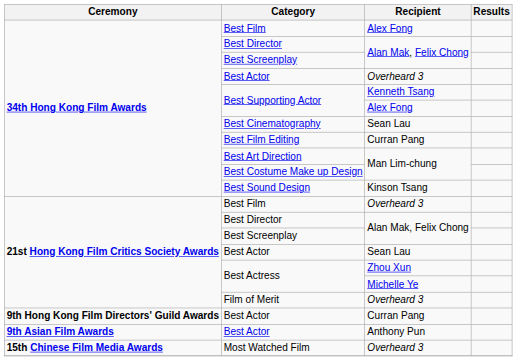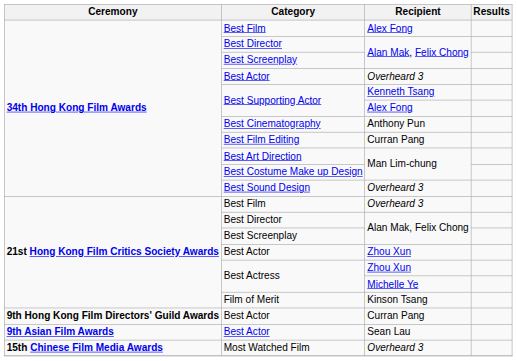(389, 124) Sean Lau -> (396, 124) Anthony Pun
(397, 188) Kinson Tsang -> (395, 188) Overheard 3
(389, 252) Sean Lau -> (389, 252) Zhou Xun
(395, 300) Overheard 3 -> (397, 300) Kinson Tsang
(396, 332) Anthony Pun -> (389, 332) Sean Lau
